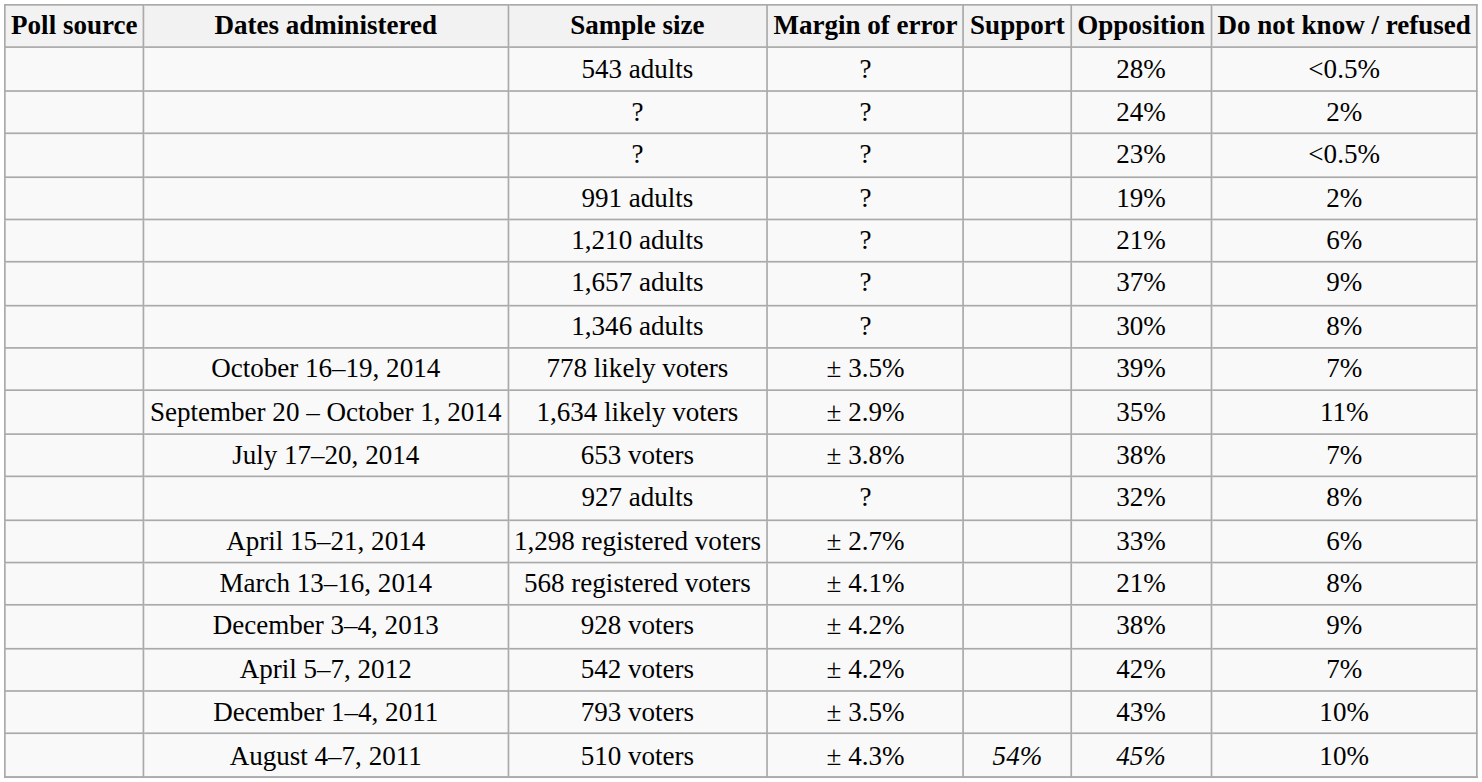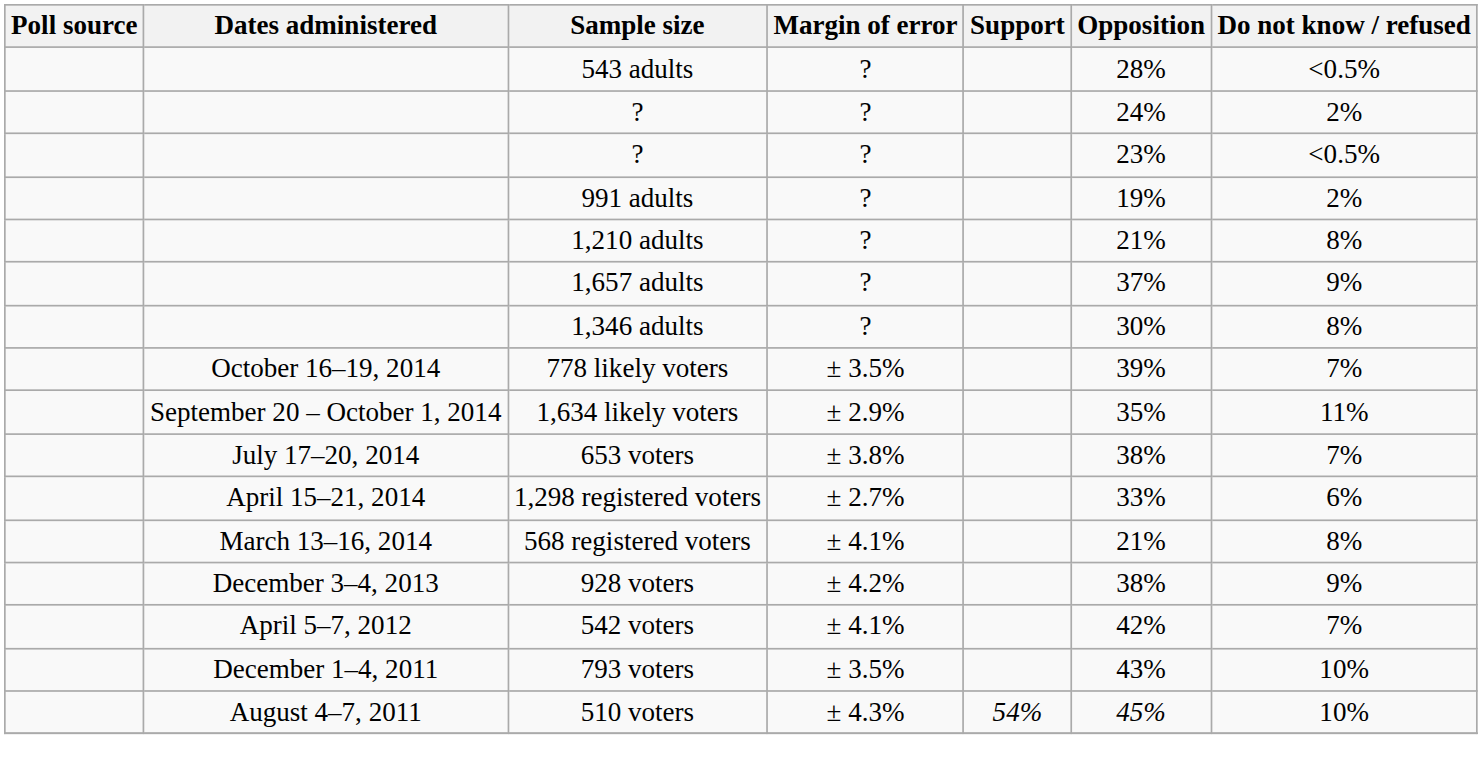(1344, 240) 6% -> (1344, 240) 8%
- row: (326, 498)
(865, 669) ± 4.2% -> (865, 626) ± 4.1%
